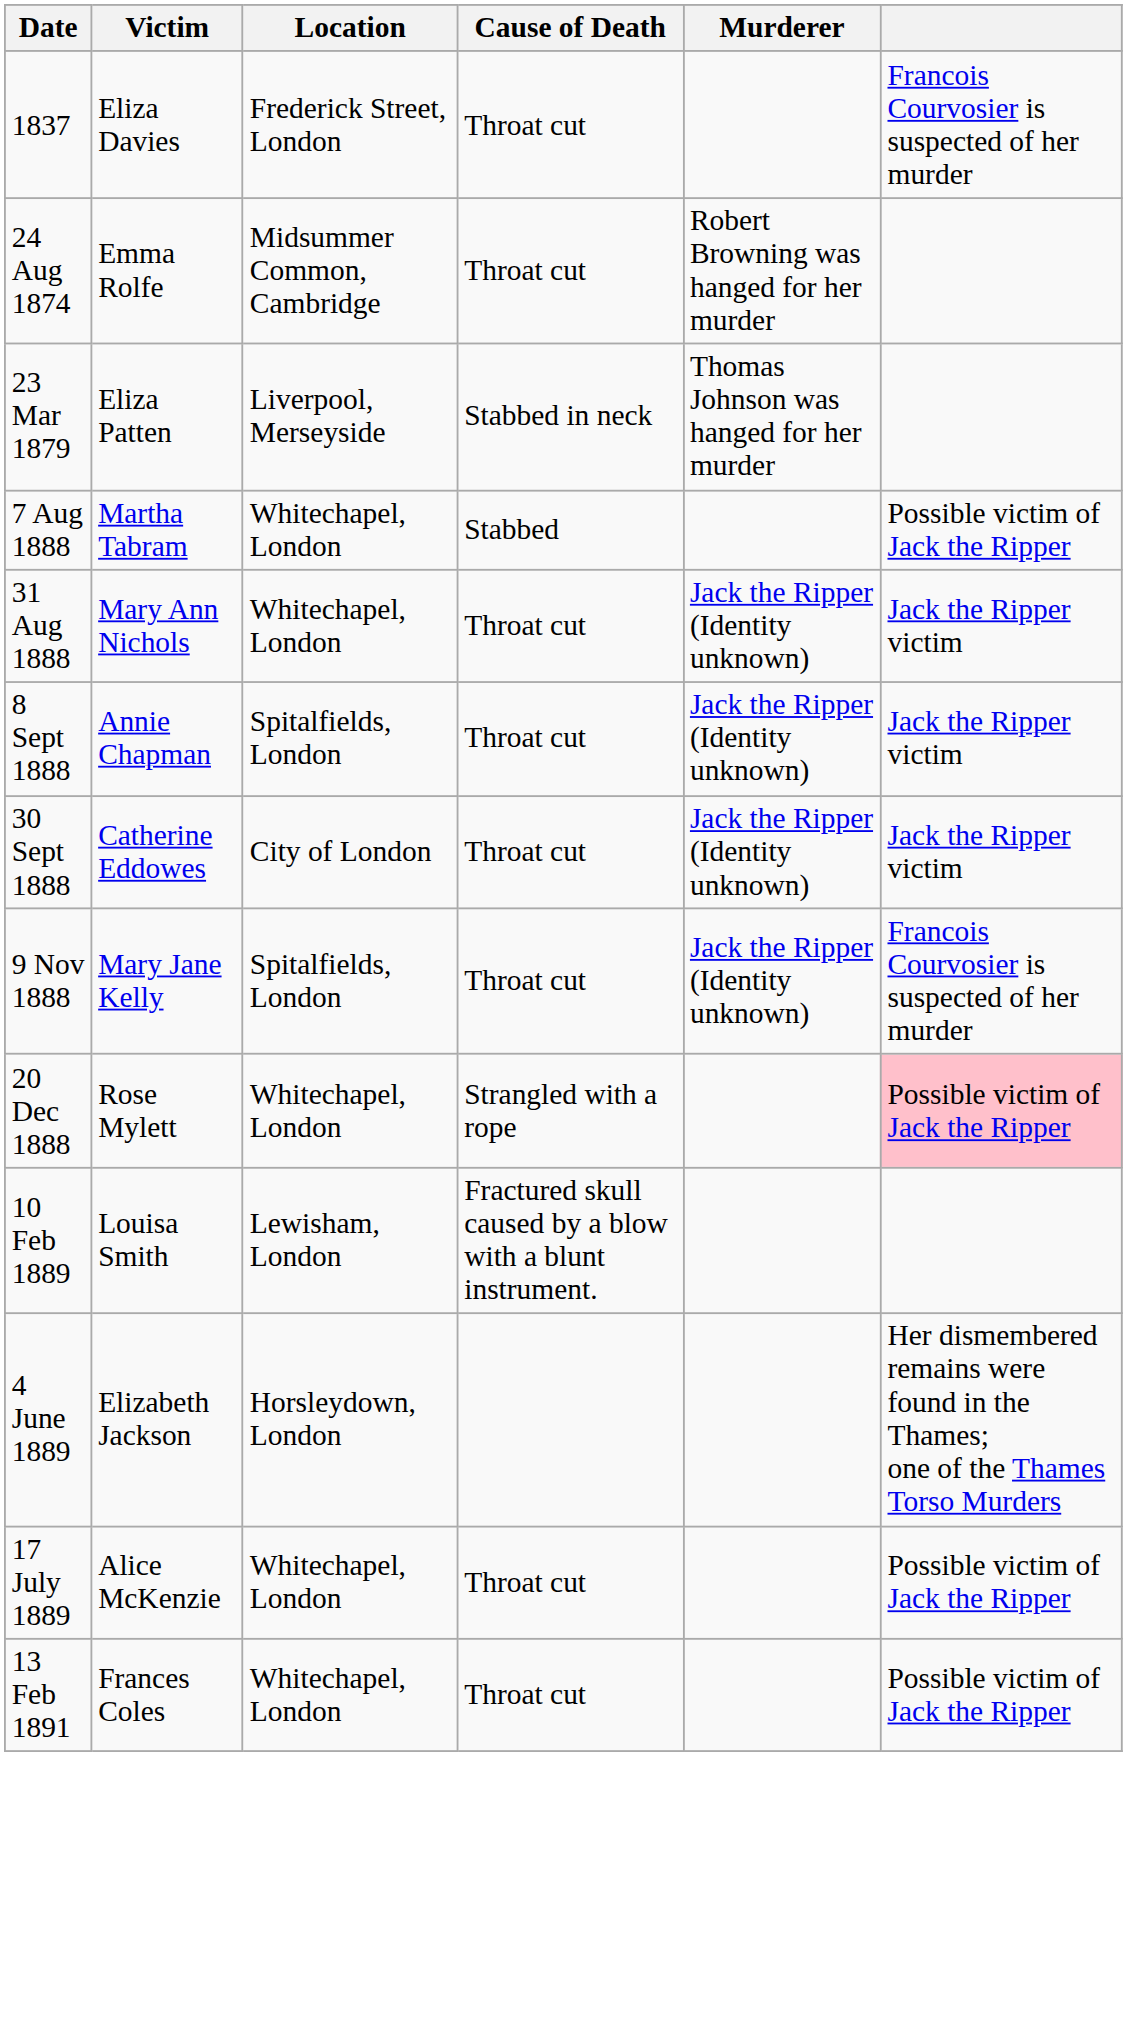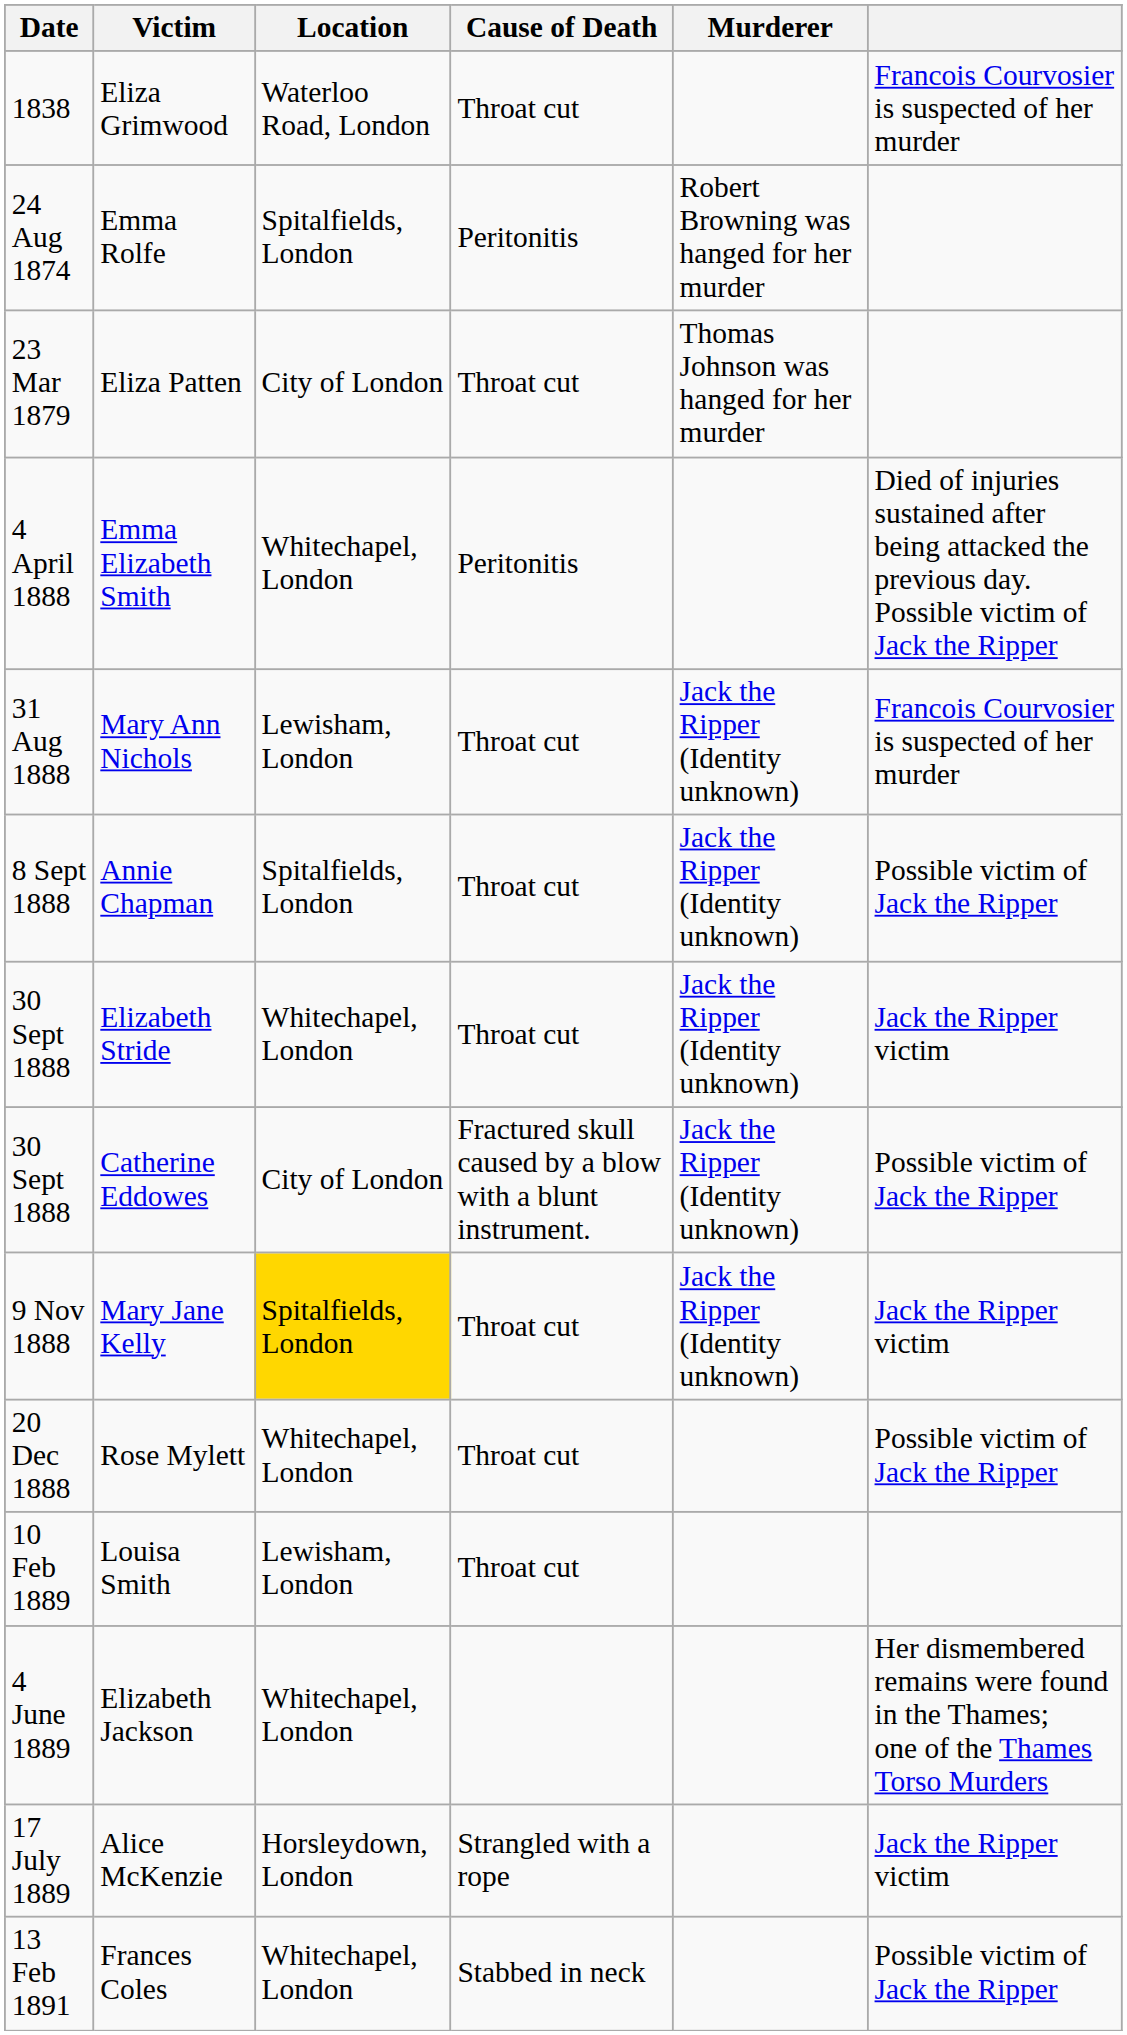- row: (139, 124)
+ row: (164, 107)
(322, 270) Midsummer Common, Cambridge -> (332, 237) Spitalfields, London
(525, 270) Throat cut -> (518, 237) Peritonitis
(318, 416) Liverpool, Merseyside -> (352, 383) City of London
(558, 416) Stabbed in neck -> (518, 383) Throat cut
+ row: (156, 562)
- row: (143, 529)
(328, 625) Whitechapel, London -> (327, 741) Lewisham, London
(979, 625) Jack the Ripper victim -> (994, 741) Francois Courvosier is suspected of her murder
(979, 738) Jack the Ripper victim -> (981, 887) Possible victim of Jack the Ripper
+ row: (156, 1033)
(525, 851) Throat cut -> (559, 1179) Fractured skull caused by a blow with a blunt instrument.
(979, 851) Jack the Ripper victim -> (981, 1179) Possible victim of Jack the Ripper
(321, 980) no background -> (332, 1325) gold background
(983, 980) Francois Courvosier is suspected of her murder -> (966, 1325) Jack the Ripper victim
(561, 1110) Strangled with a rope -> (518, 1455) Throat cut
(994, 1110) pink background -> (981, 1455) no background
(566, 1239) Fractured skull caused by a blow with a blunt instrument. -> (518, 1568) Throat cut
(333, 1419) Horsleydown, London -> (340, 1714) Whitechapel, London
(328, 1581) Whitechapel, London -> (345, 1860) Horsleydown, London
(525, 1581) Throat cut -> (554, 1860) Strangled with a rope
(994, 1581) Possible victim of Jack the Ripper -> (966, 1860) Jack the Ripper victim
(525, 1694) Throat cut -> (551, 1973) Stabbed in neck
